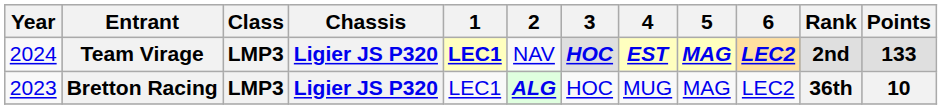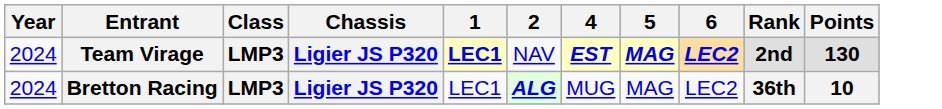- column: (590, 21)
(899, 54) 133 -> (842, 54) 130
(33, 87) 2023 -> (33, 87) 2024
